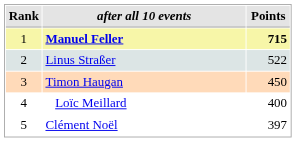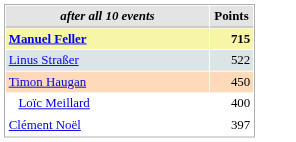- column: (24, 16)
